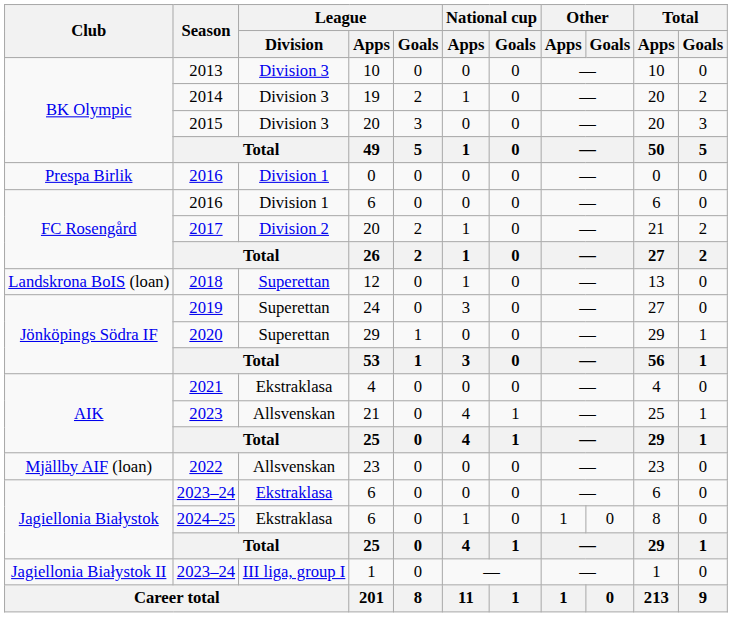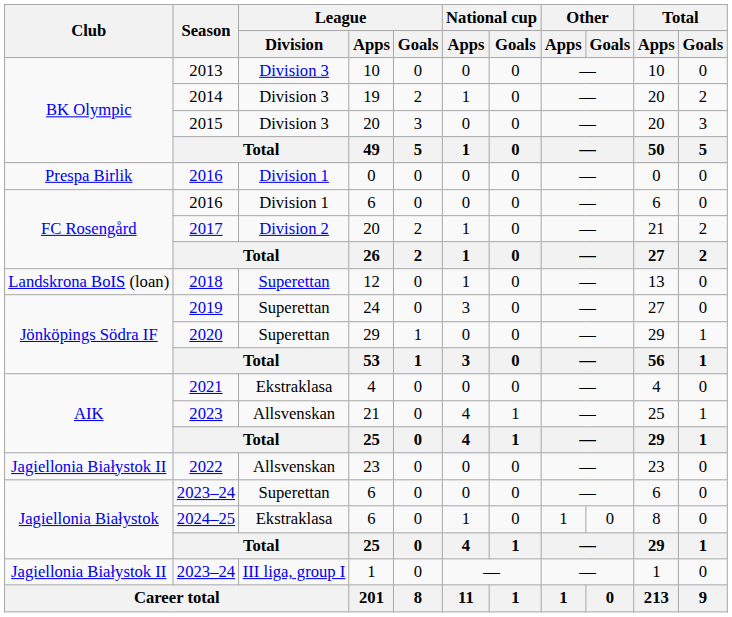(89, 466) Mjällby AIF (loan) -> (89, 466) Jagiellonia Białystok II
(294, 492) Ekstraklasa -> (294, 492) Superettan
